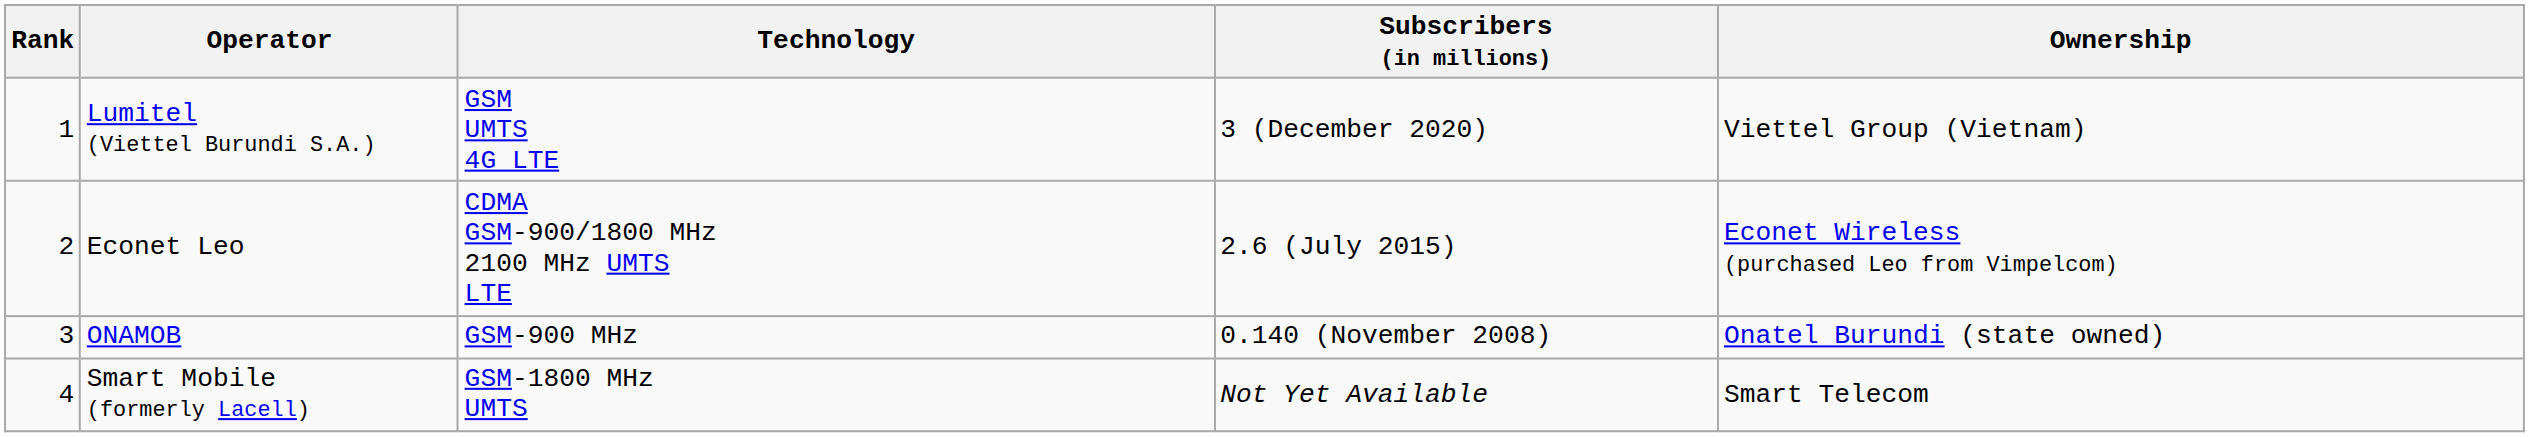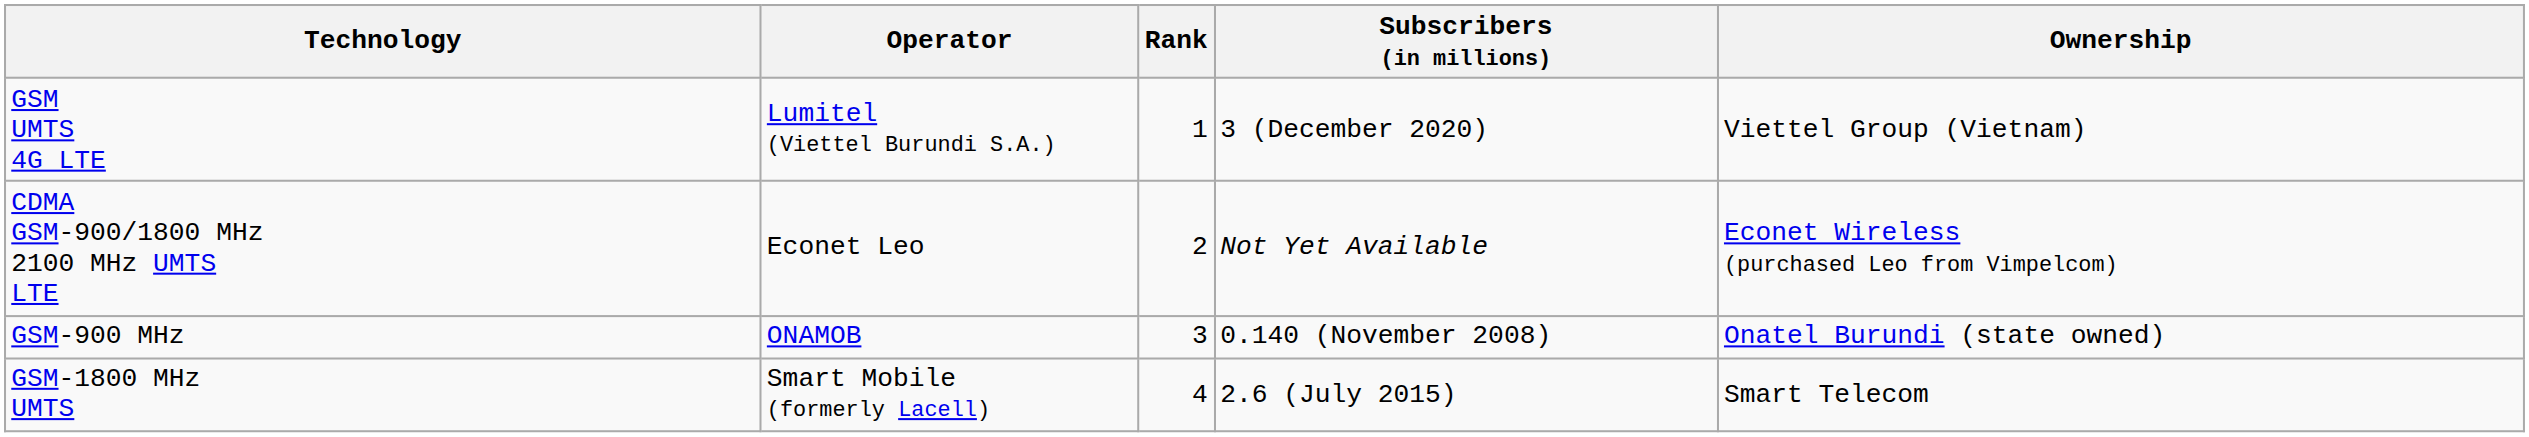columns swapped: (43, 42) <-> (836, 42)
(1338, 248) 2.6 (July 2015) -> (1354, 248) Not Yet Available
(1354, 395) Not Yet Available -> (1338, 395) 2.6 (July 2015)
